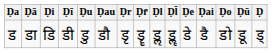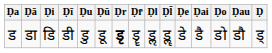columns swapped: (243, 12) <-> (106, 12)
(125, 35) normal -> (120, 35) bold
